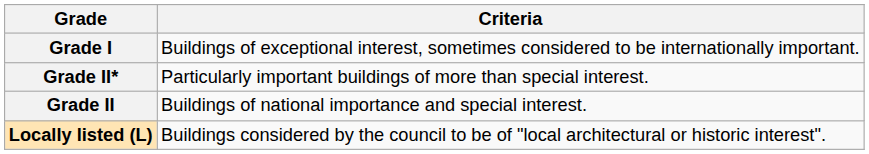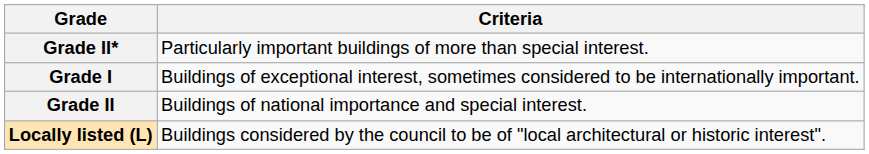rows swapped: (81, 47) <-> (81, 76)
